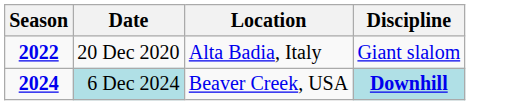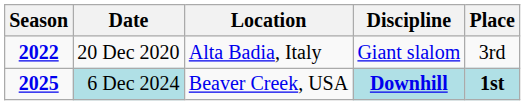+ column: (492, 20)
(39, 83) 2024 -> (39, 83) 2025
